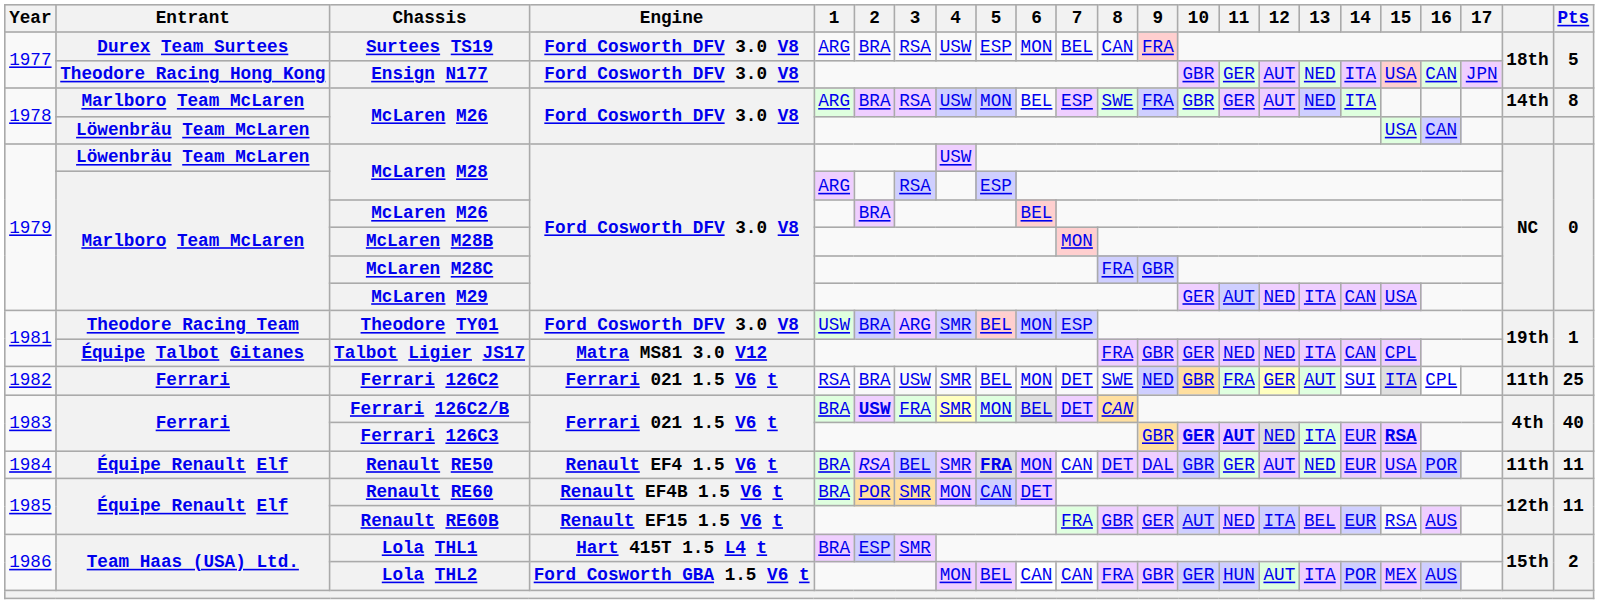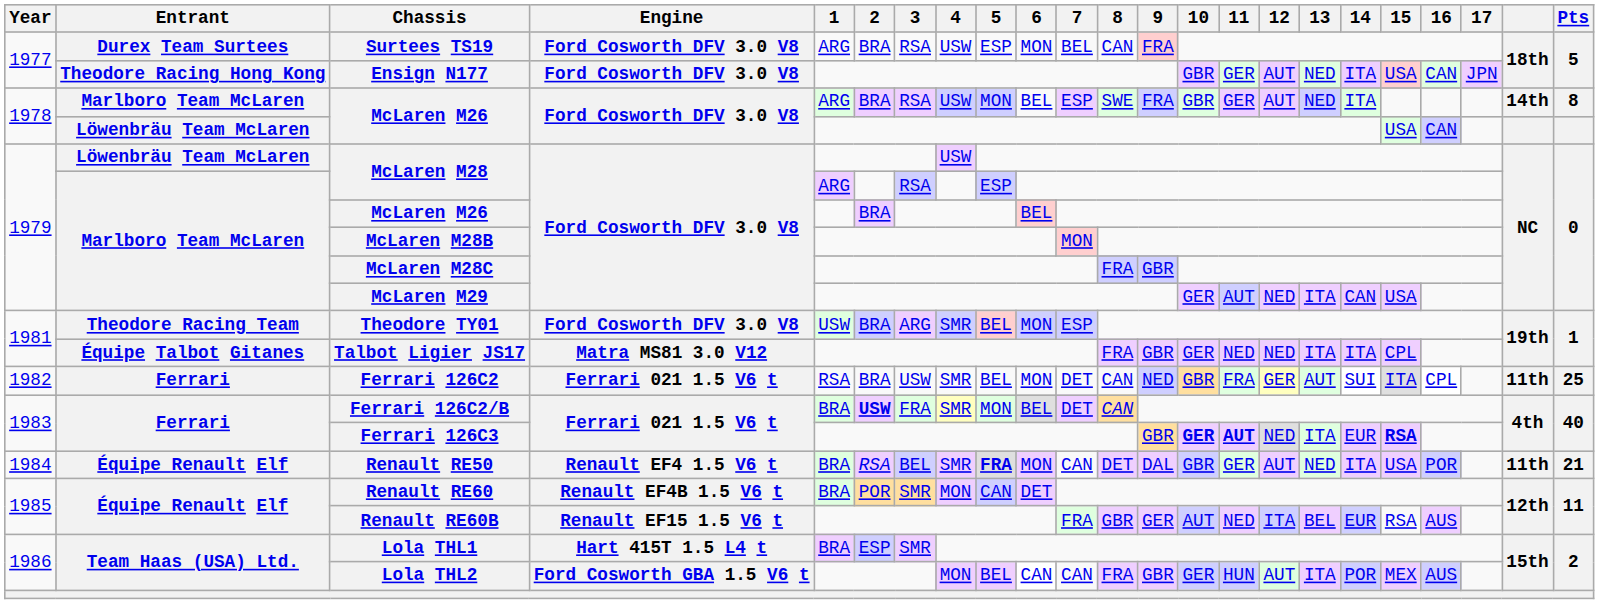(1360, 353) CAN -> (1360, 353) ITA
(1117, 381) SWE -> (1117, 381) CAN
(1360, 464) EUR -> (1360, 464) ITA
(1573, 464) 11 -> (1573, 464) 21
